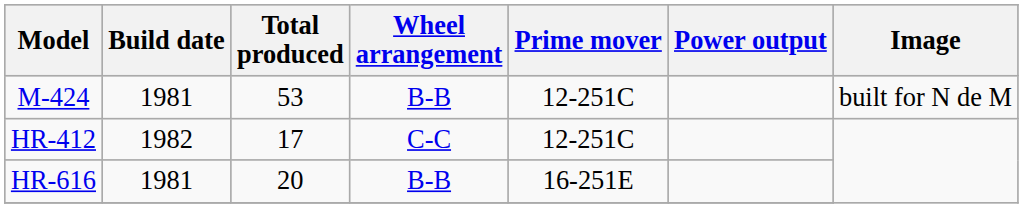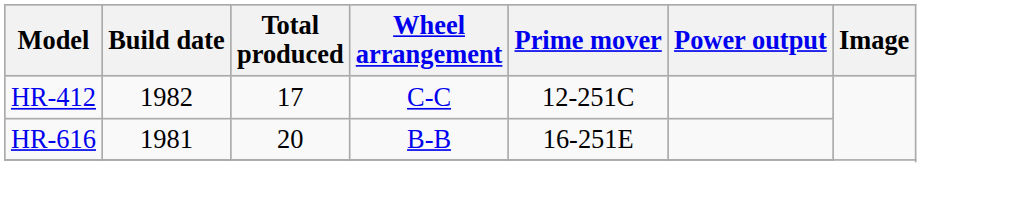- row: (53, 97)
